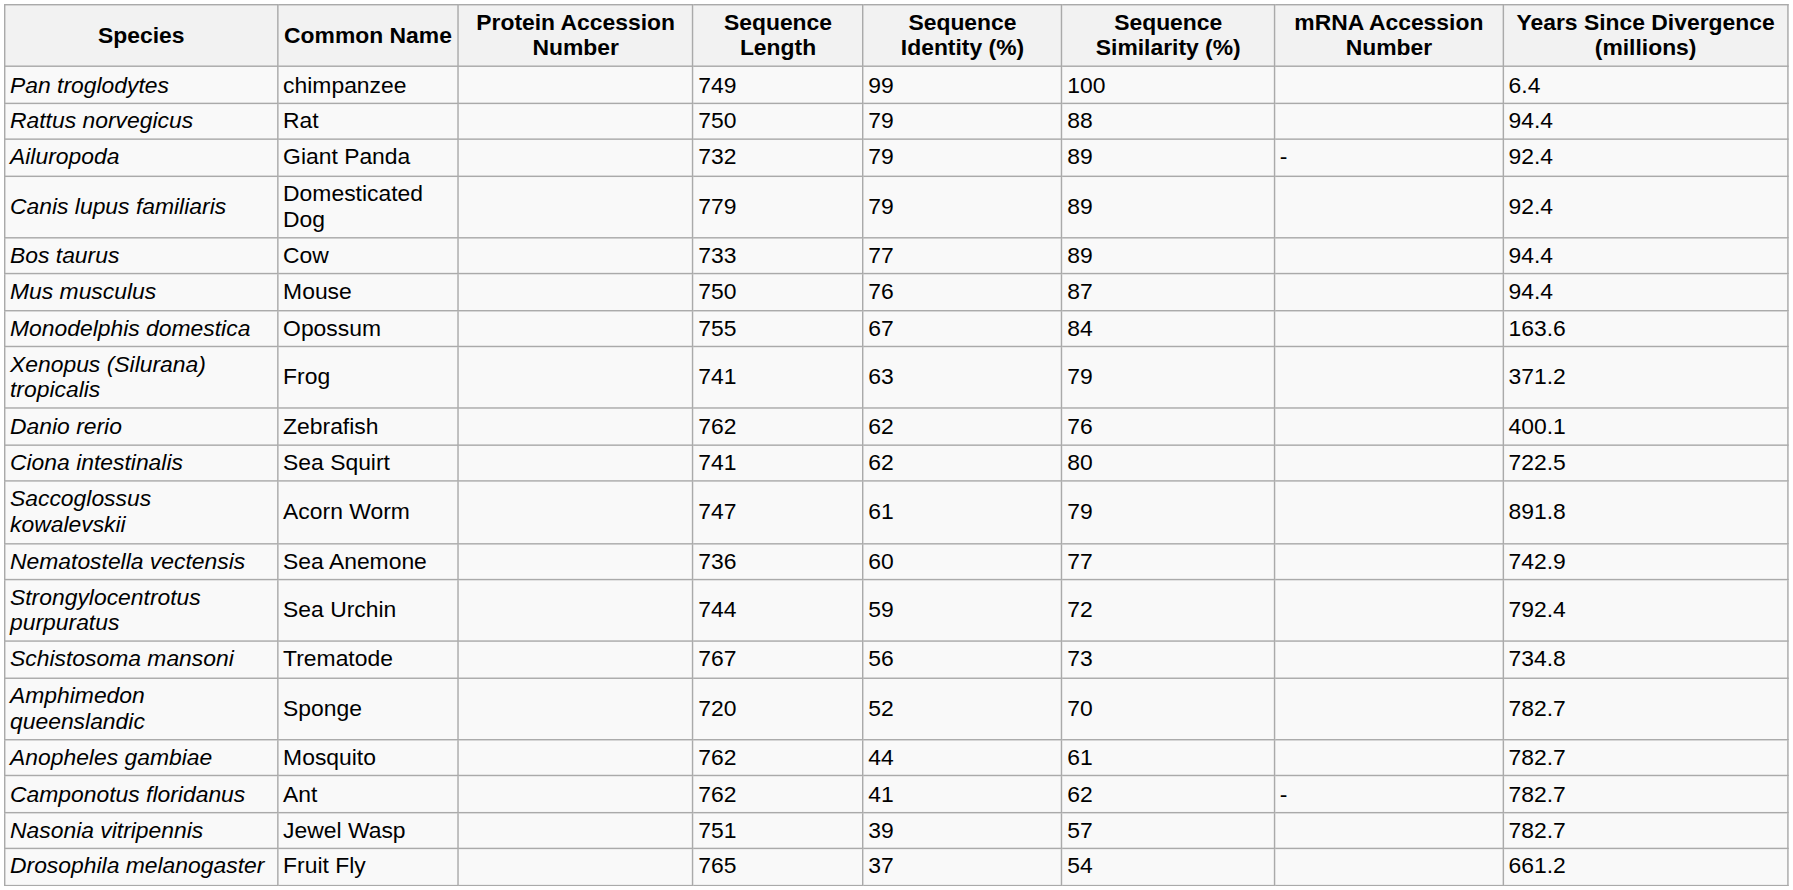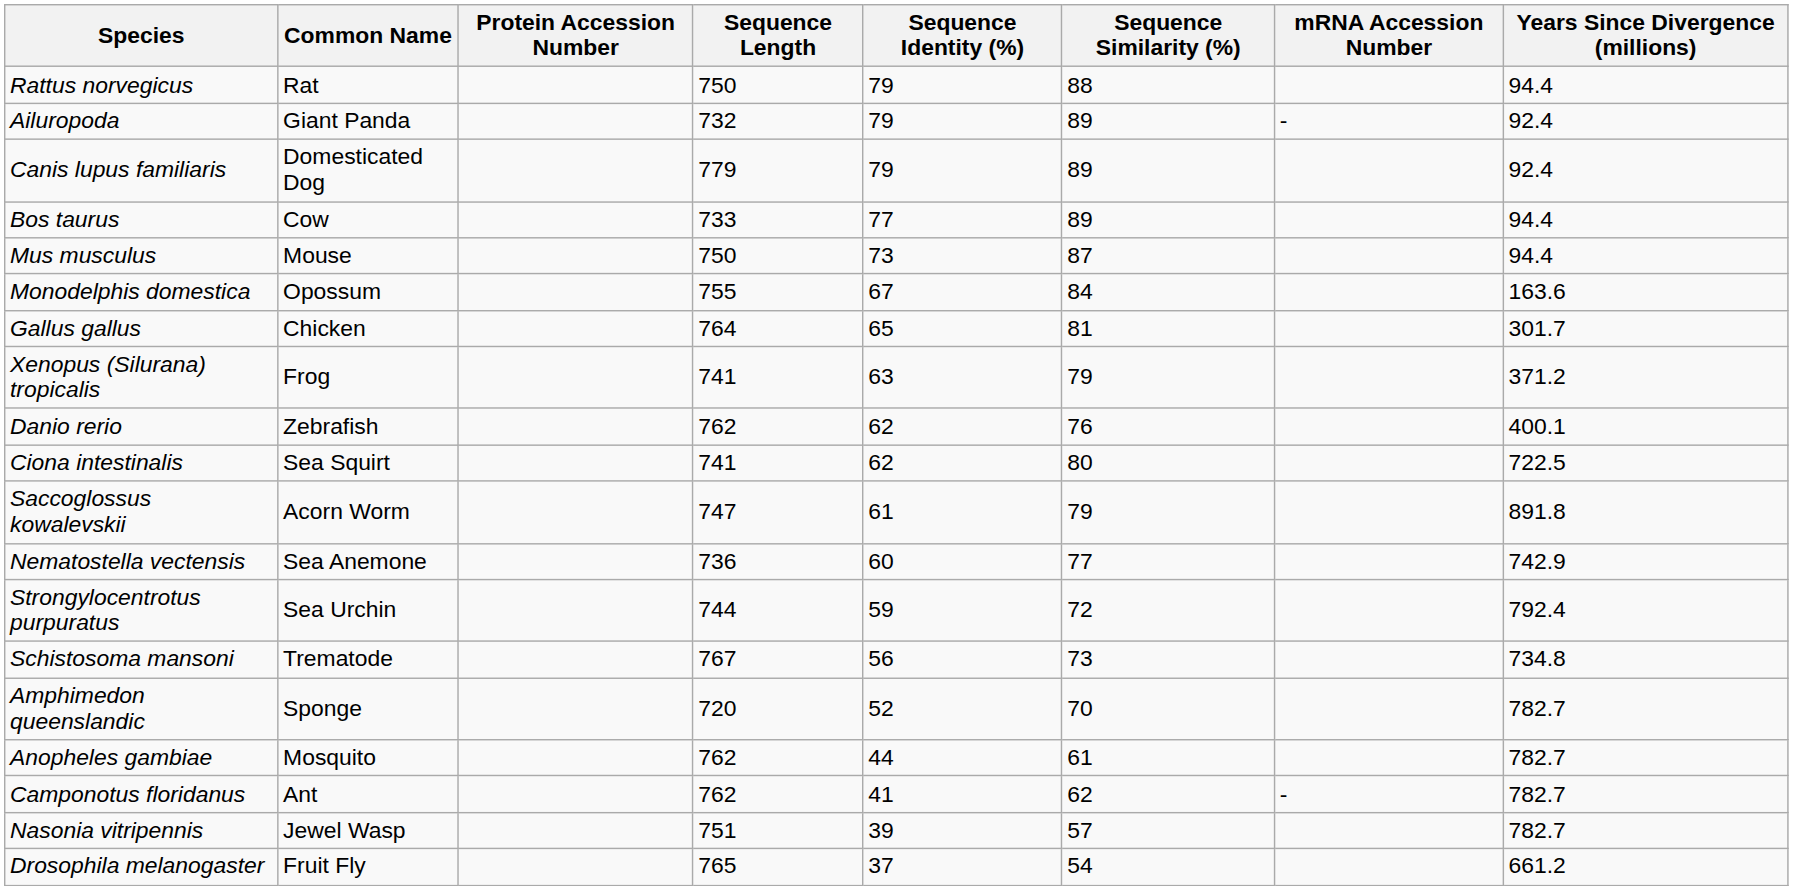- row: (89, 84)
(881, 291) 76 -> (881, 255) 73
+ row: (75, 328)
